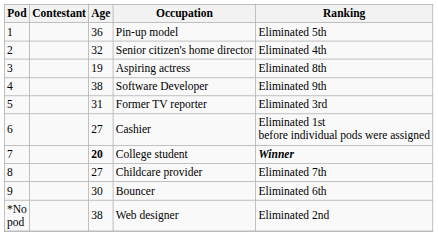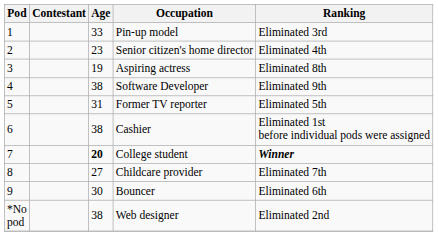(97, 31) 36 -> (97, 31) 33
(293, 31) Eliminated 5th -> (293, 31) Eliminated 3rd
(97, 50) 32 -> (97, 50) 23
(293, 104) Eliminated 3rd -> (293, 104) Eliminated 5th
(97, 129) 27 -> (97, 129) 38
